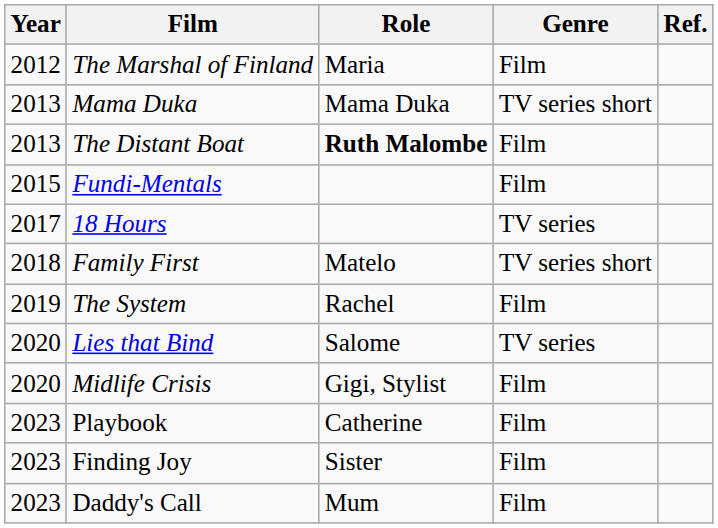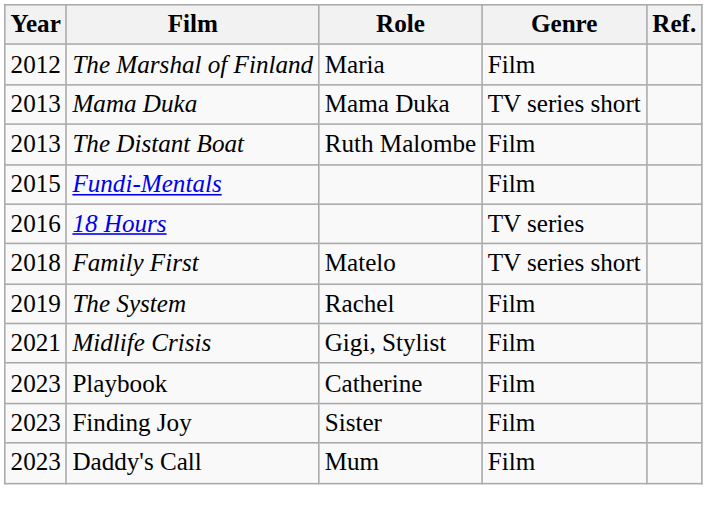(406, 143) bold -> (400, 143) normal
(36, 223) 2017 -> (36, 223) 2016
- row: (143, 343)
(36, 382) 2020 -> (36, 343) 2021
